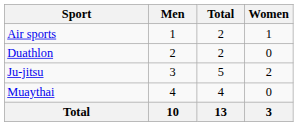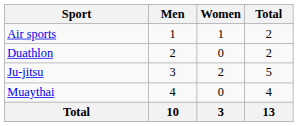columns swapped: (269, 14) <-> (221, 14)
